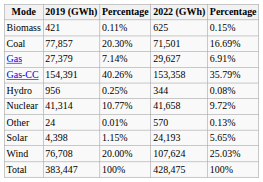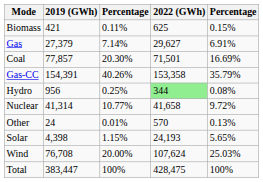rows swapped: (16, 43) <-> (14, 59)
(161, 91) no background -> (161, 91) lightgreen background
